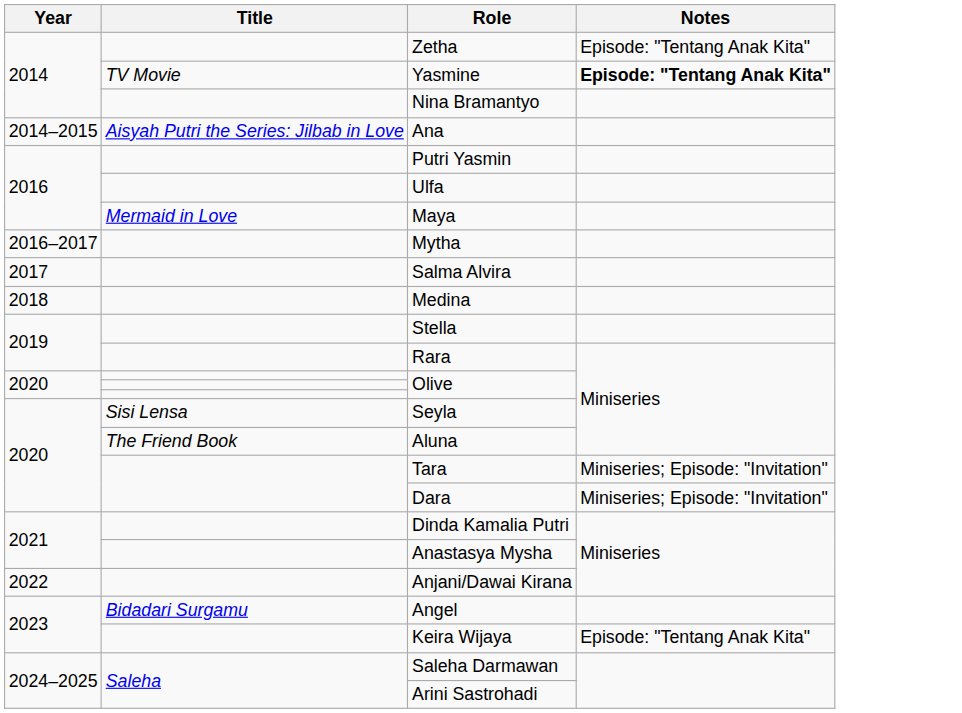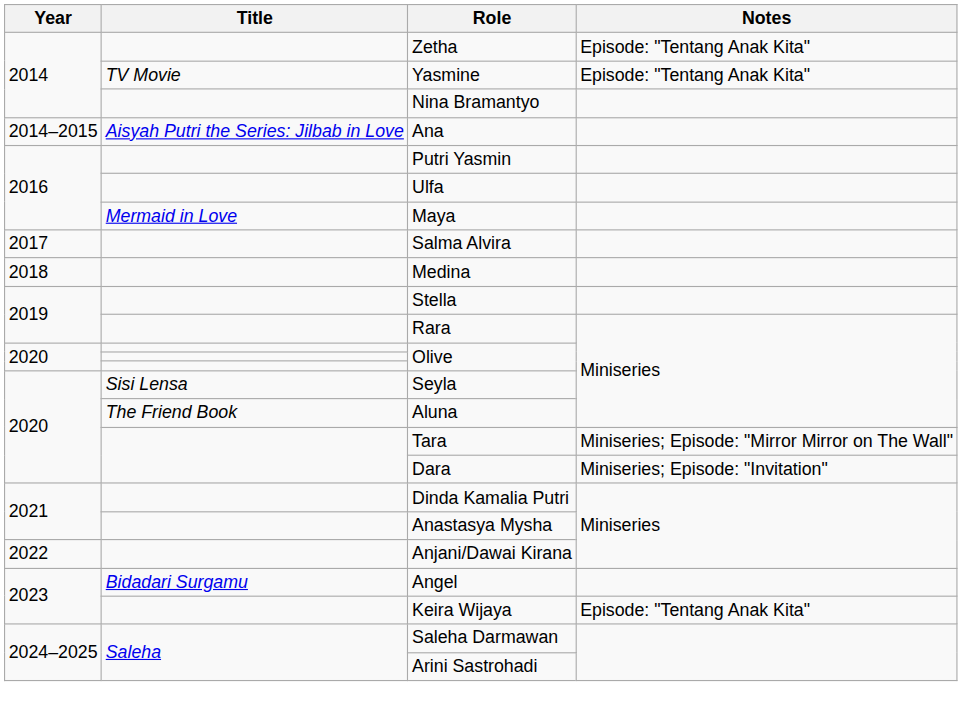(706, 74) bold -> (695, 74) normal
- row: (53, 243)
(704, 469) Miniseries; Episode: "Invitation" -> (767, 441) Miniseries; Episode: "Mirror Mirror on The Wall"
